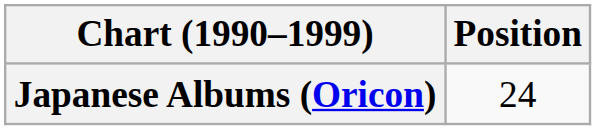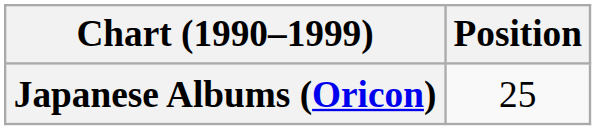(518, 93) 24 -> (518, 93) 25
